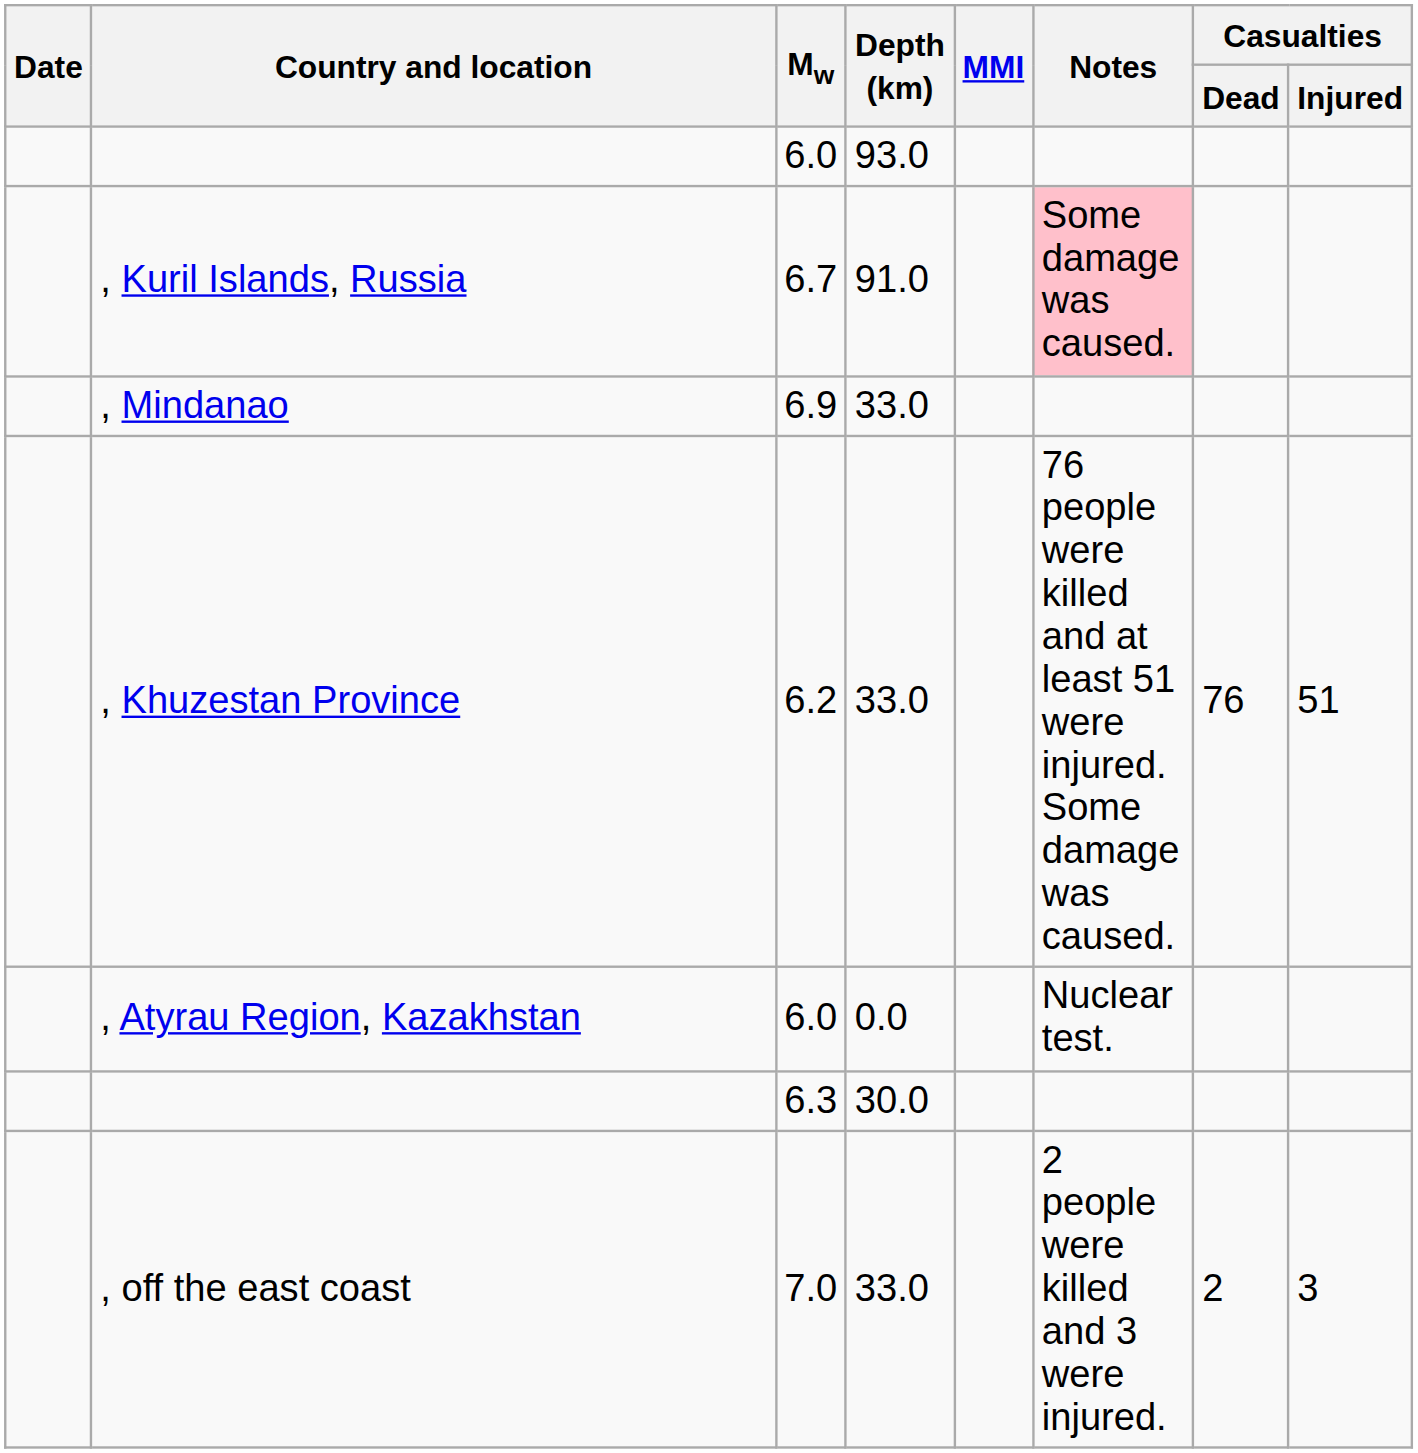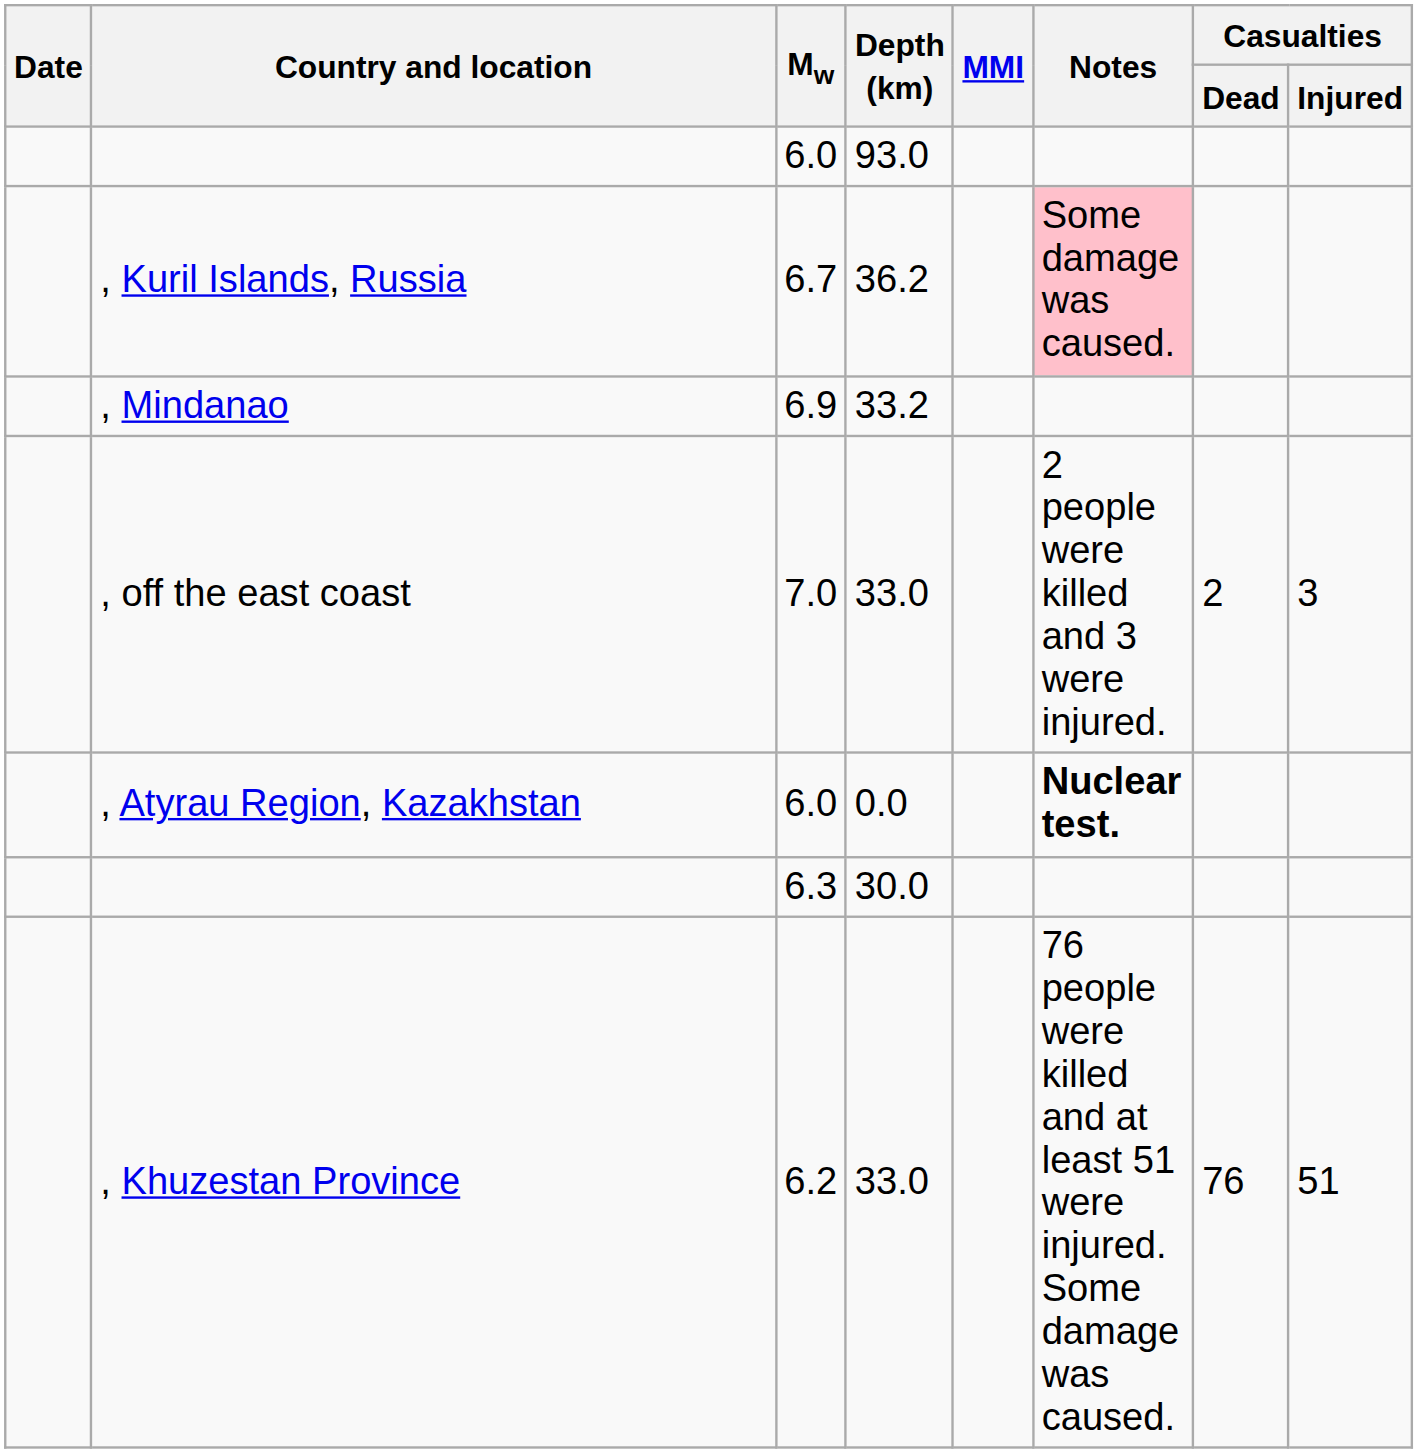(892, 280) 91.0 -> (892, 280) 36.2
(892, 404) 33.0 -> (892, 404) 33.2
rows swapped: (280, 700) <-> (256, 1288)
(1107, 1018) normal -> (1112, 804) bold
